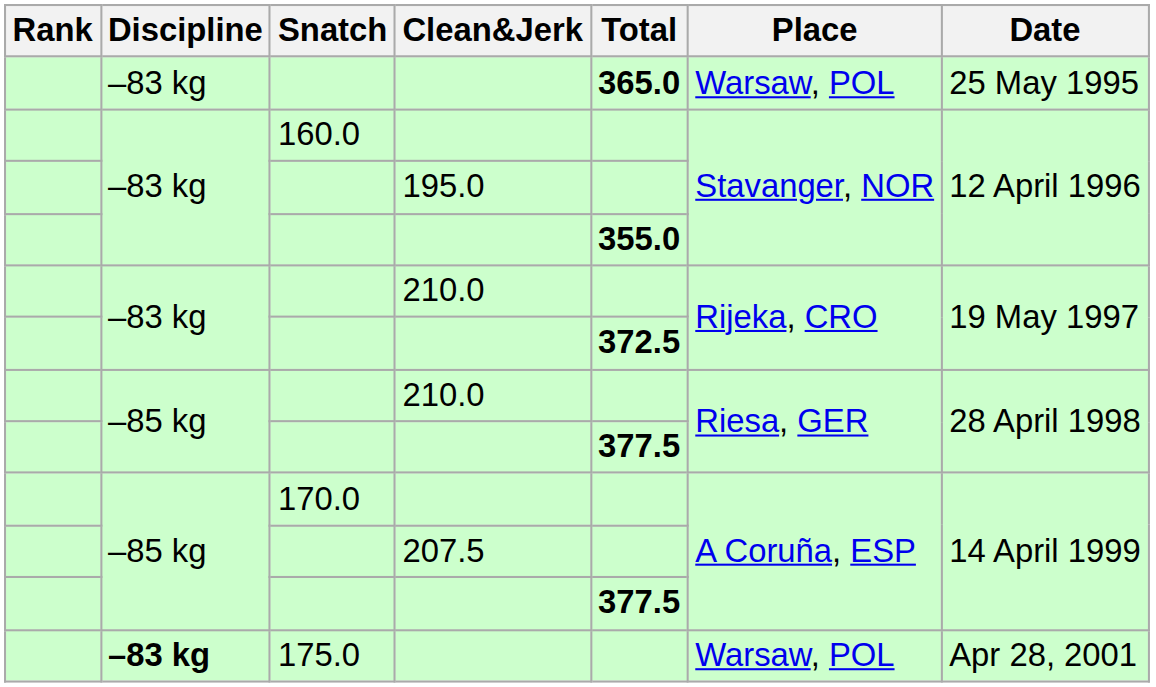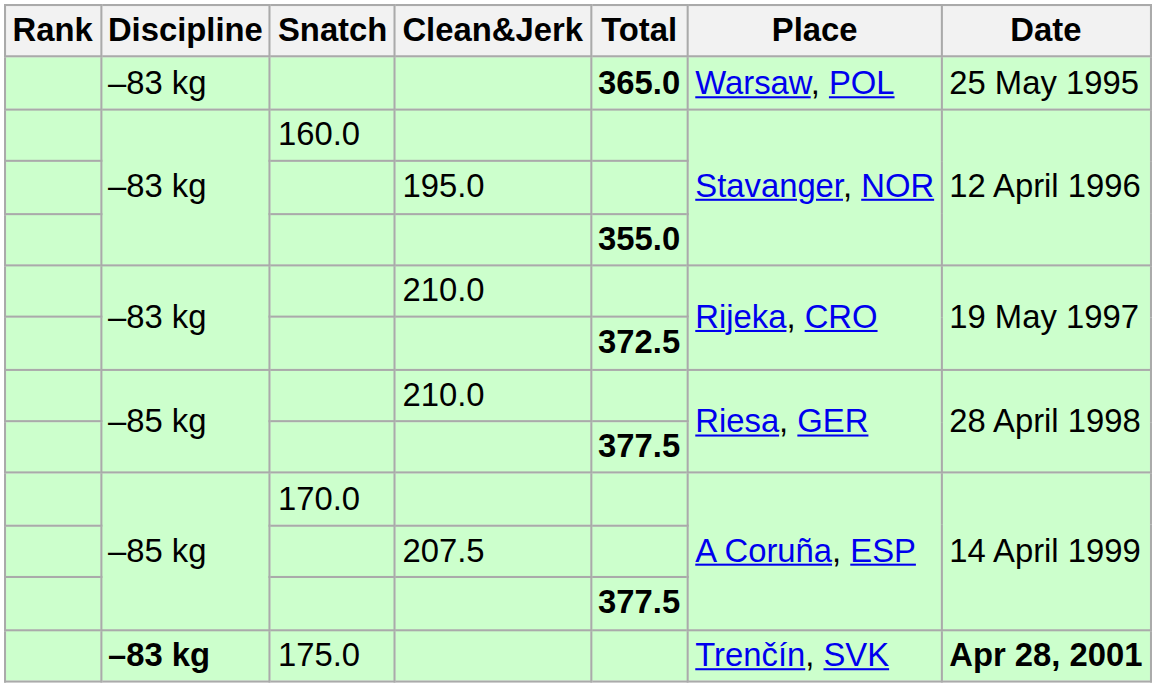(795, 654) Warsaw, POL -> (792, 654) Trenčín, SVK
(1043, 654) normal -> (1046, 654) bold
